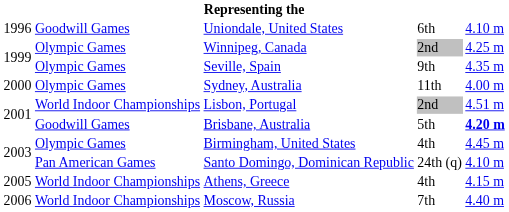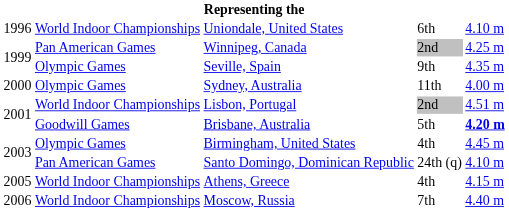(82, 28) Goodwill Games -> (117, 28) World Indoor Championships
(80, 47) Olympic Games -> (95, 47) Pan American Games
